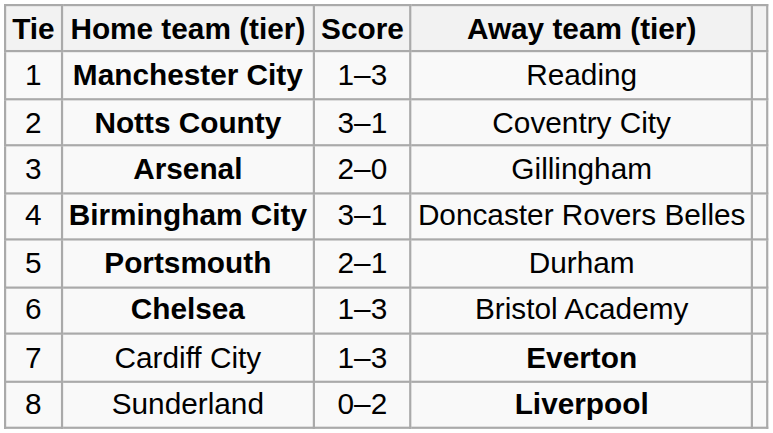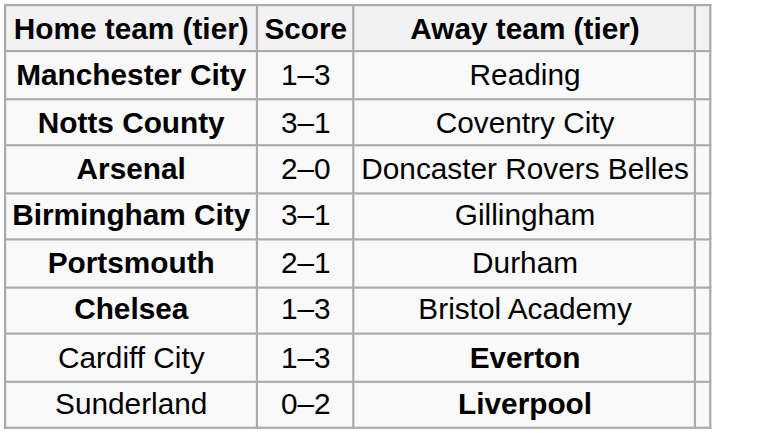- column: (33, 28)
(582, 169) Gillingham -> (525, 169) Doncaster Rovers Belles
(582, 216) Doncaster Rovers Belles -> (525, 216) Gillingham
